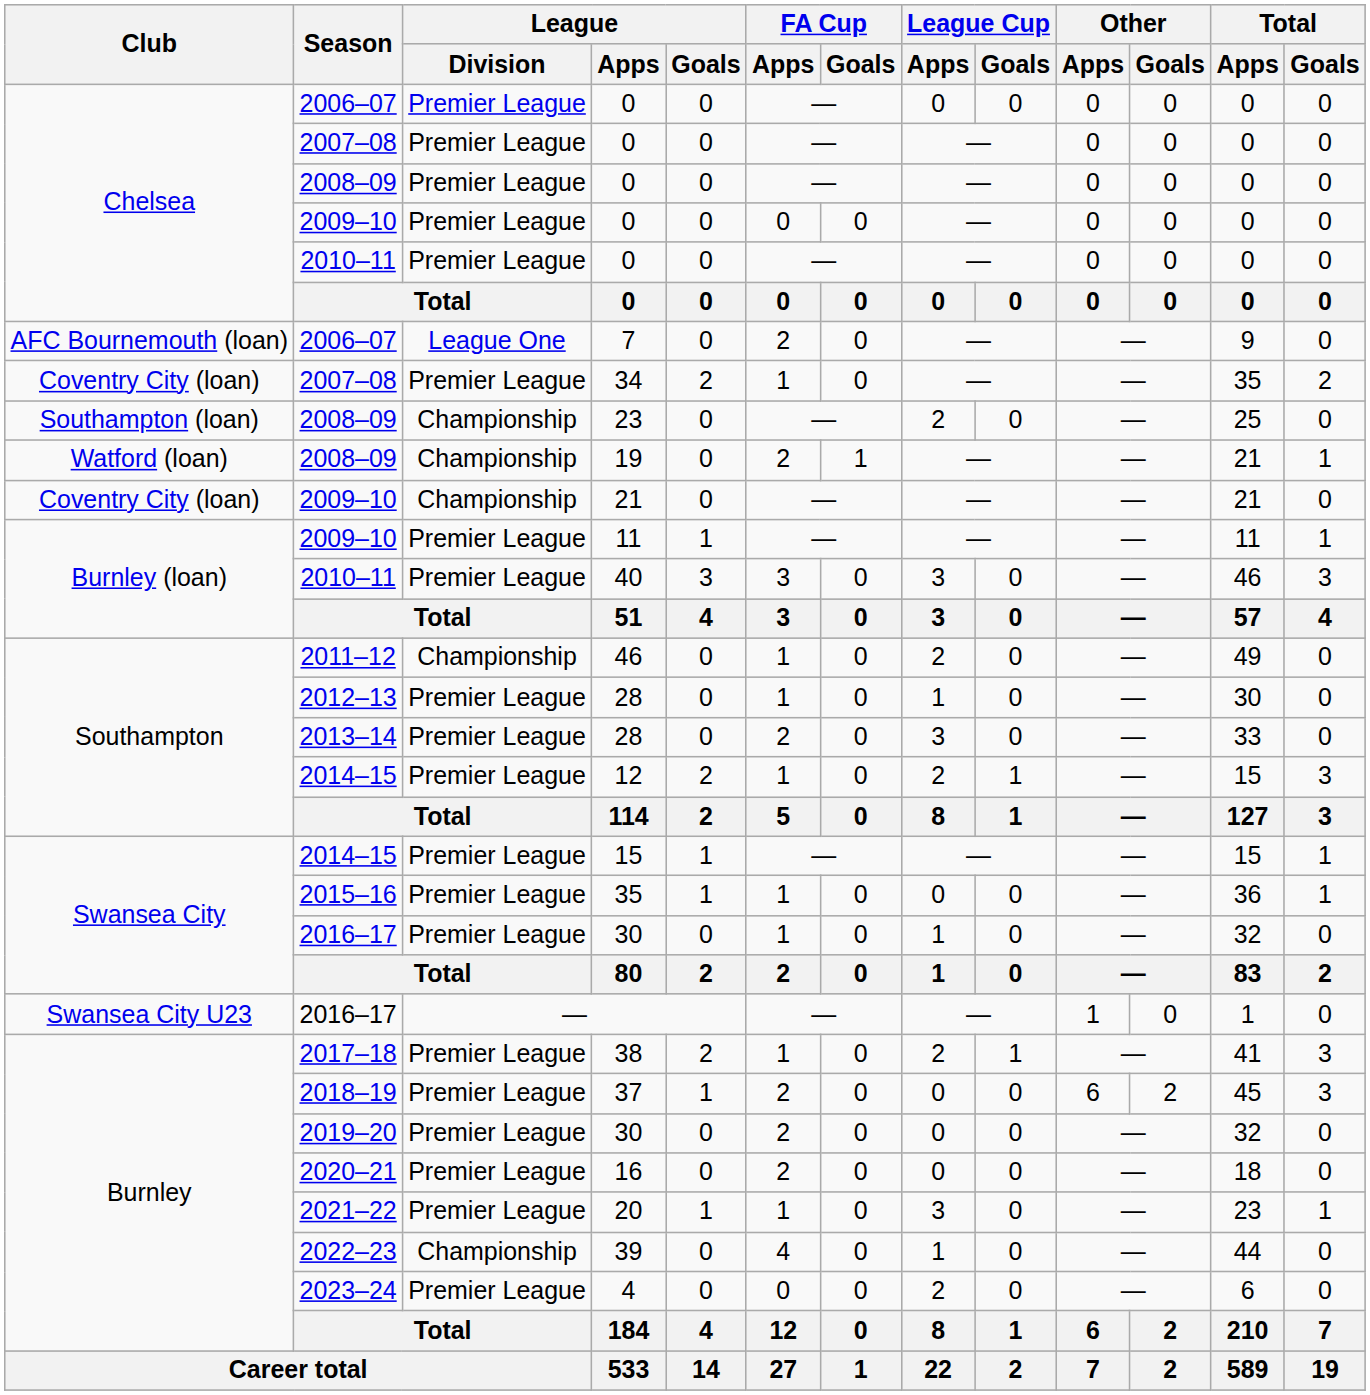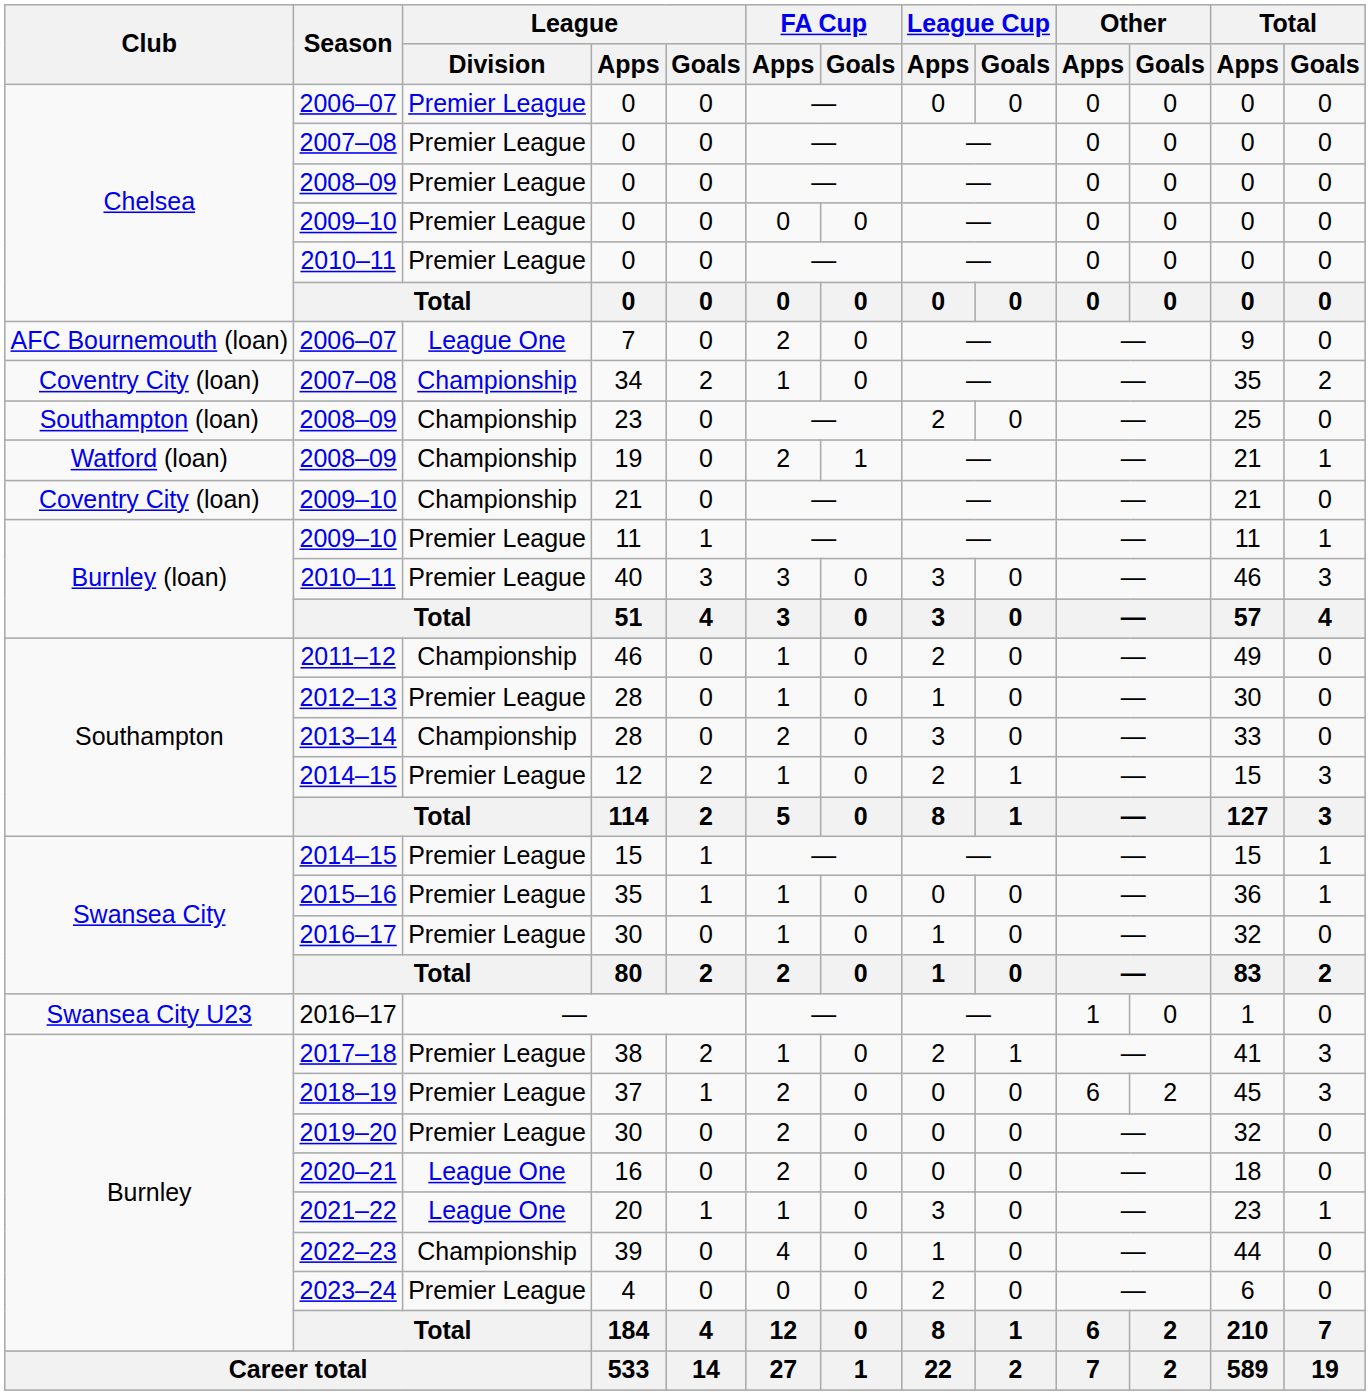(497, 380) Premier League -> (497, 380) Championship
(497, 736) Premier League -> (497, 736) Championship
(497, 1172) Premier League -> (497, 1172) League One
(497, 1211) Premier League -> (497, 1211) League One
